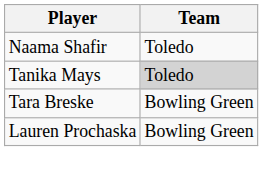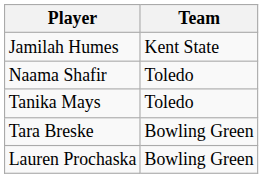+ row: (64, 46)
(169, 74) lightgrey background -> (169, 103) no background
